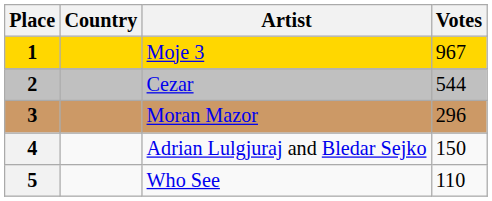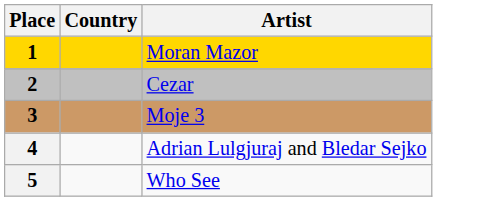- column: (459, 20)
(175, 52) Moje 3 -> (202, 52) Moran Mazor
(202, 116) Moran Mazor -> (175, 116) Moje 3
